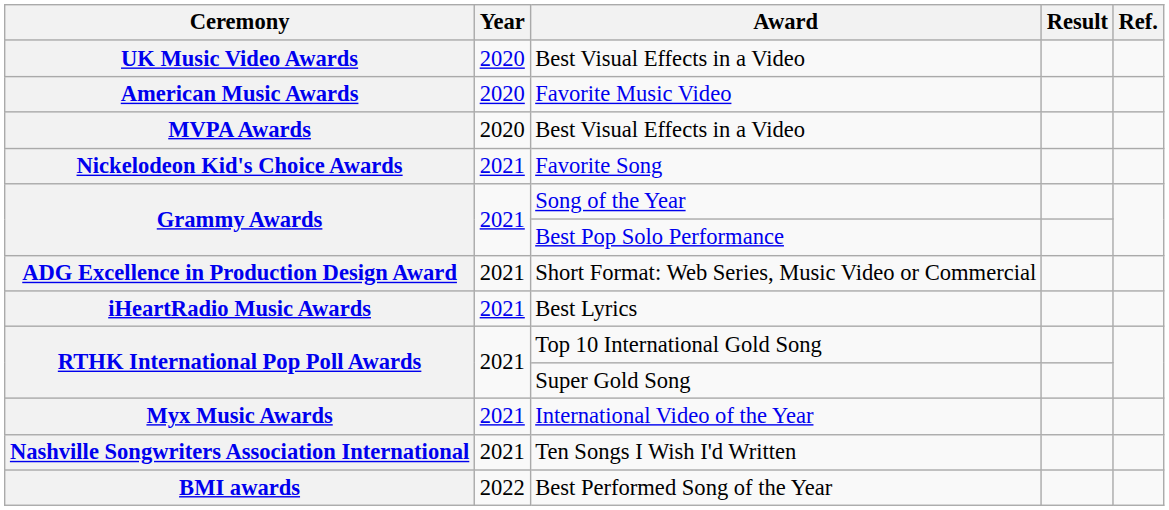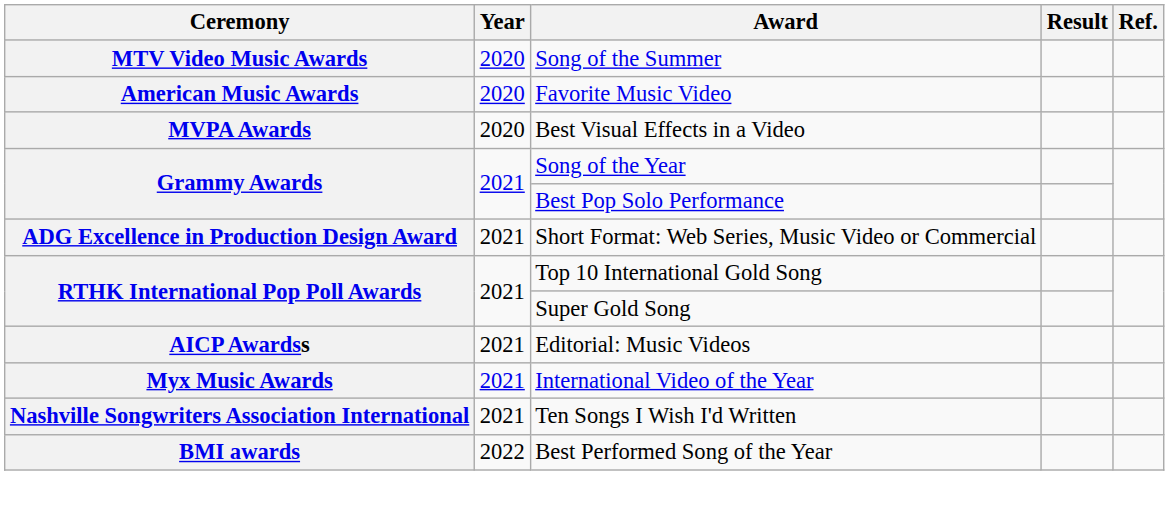+ row: (240, 58)
- row: (240, 58)
- row: (240, 165)
- row: (240, 308)
+ row: (240, 344)
